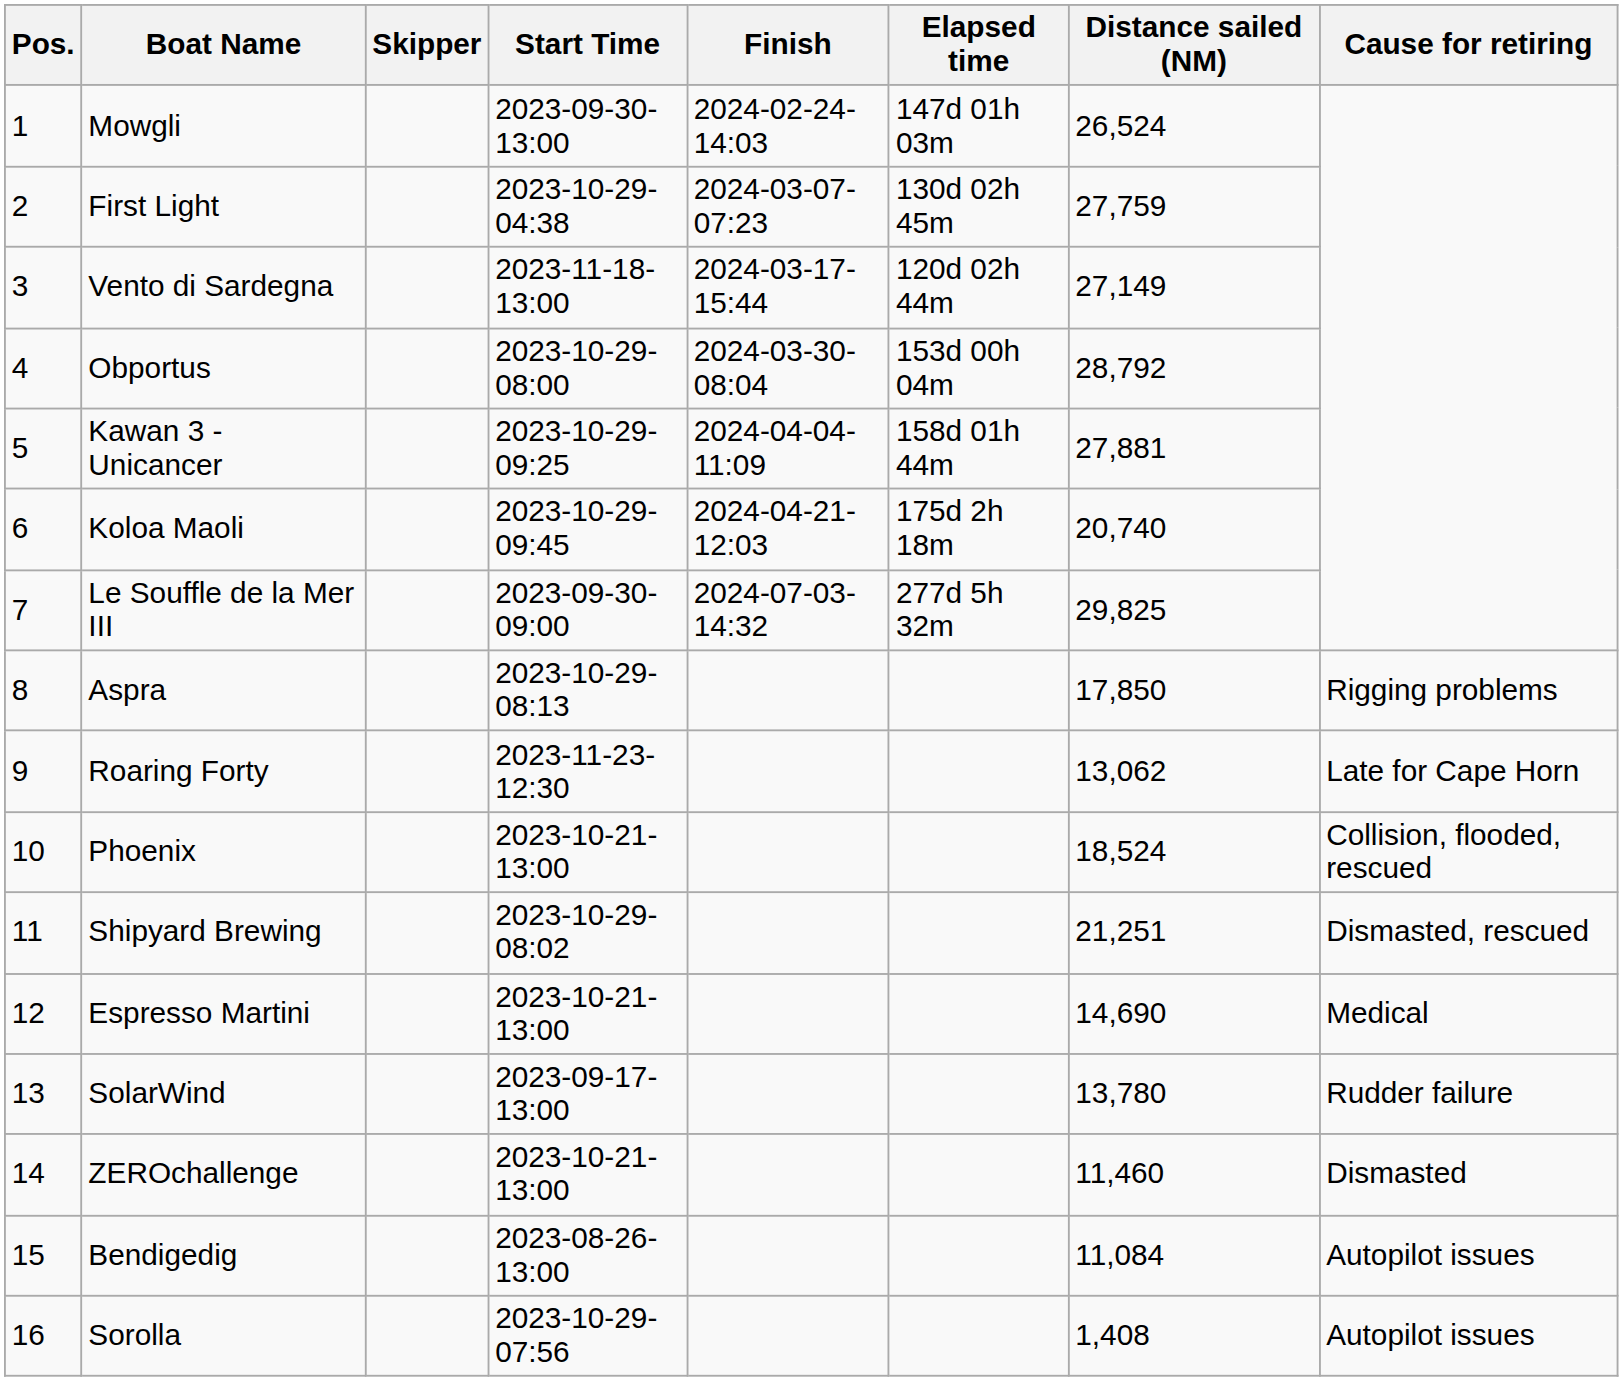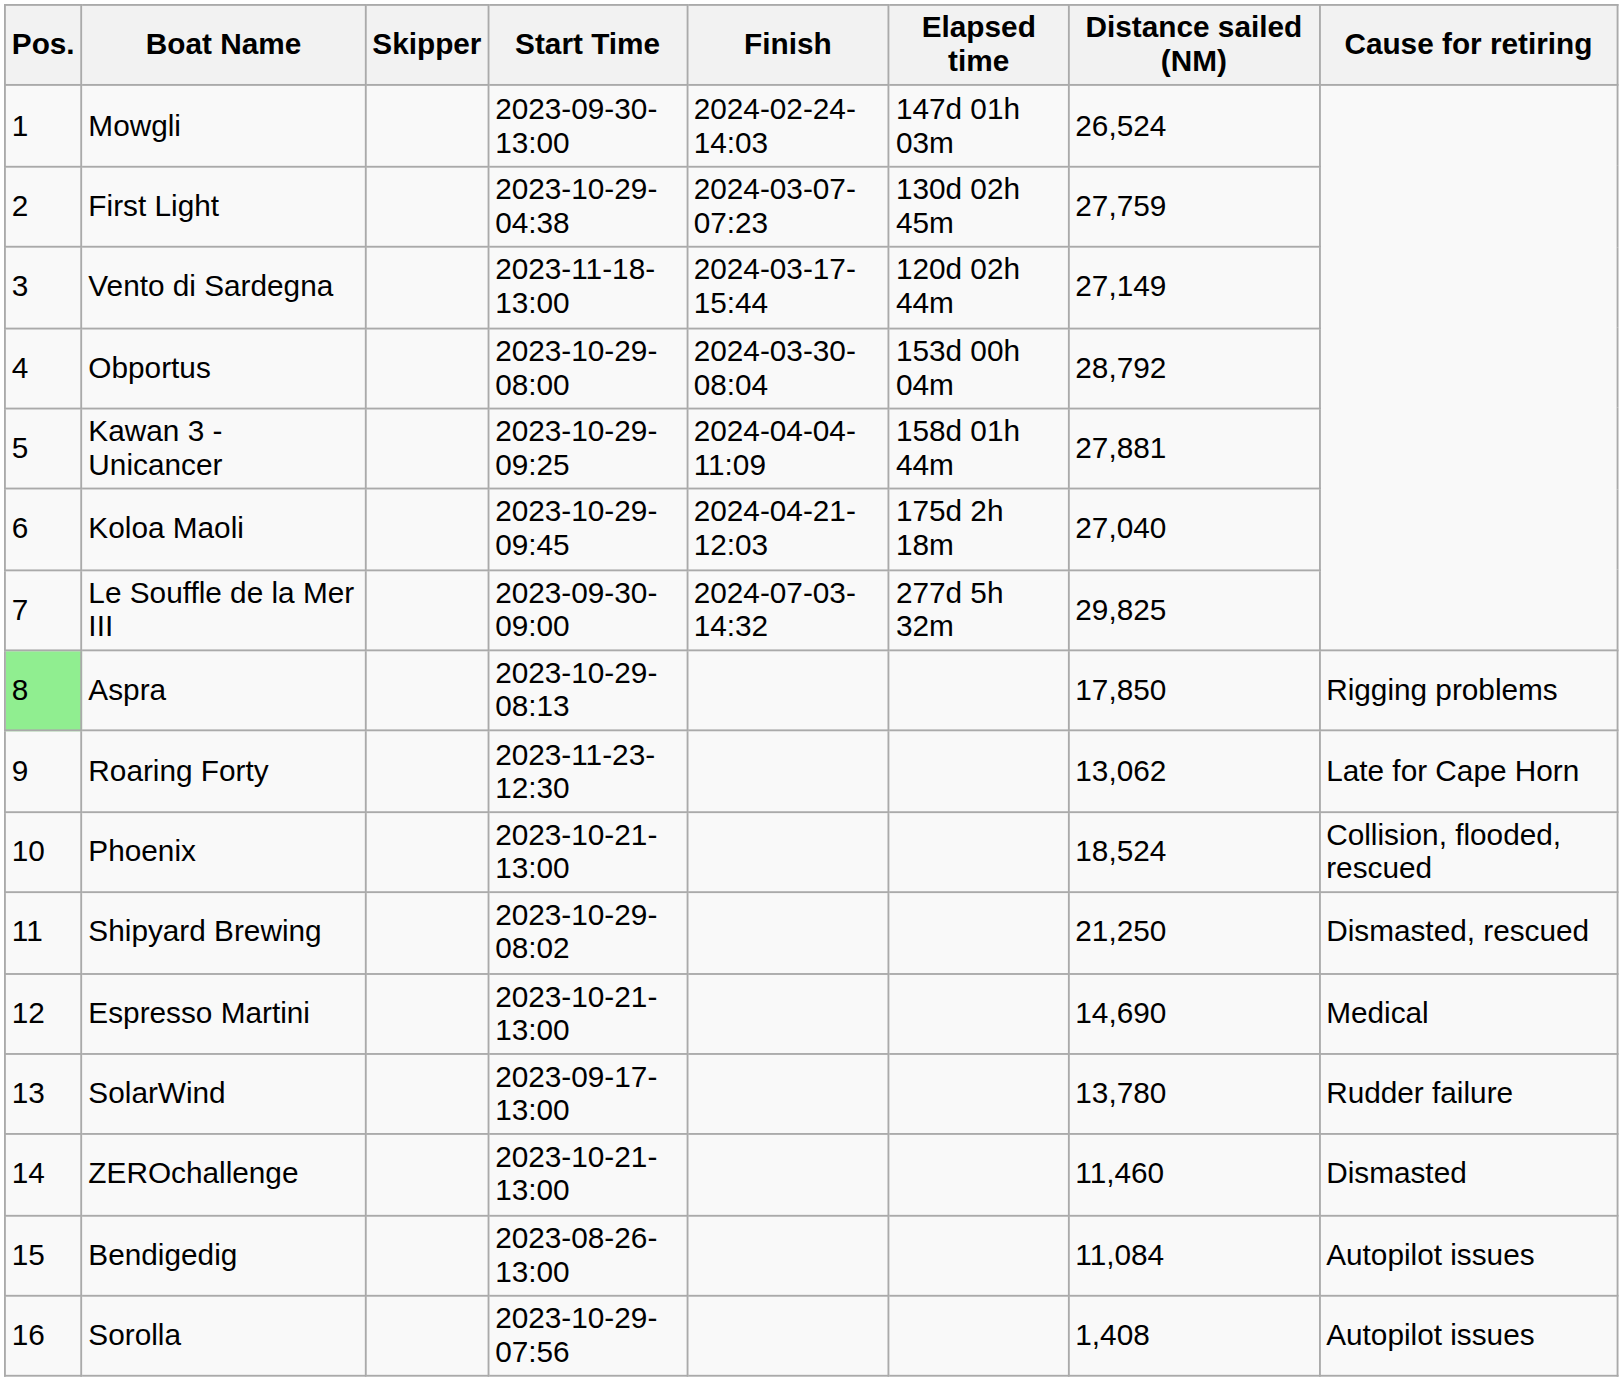(1121, 528) 20,740 -> (1121, 528) 27,040
(20, 690) no background -> (20, 690) lightgreen background
(1121, 932) 21,251 -> (1121, 932) 21,250
